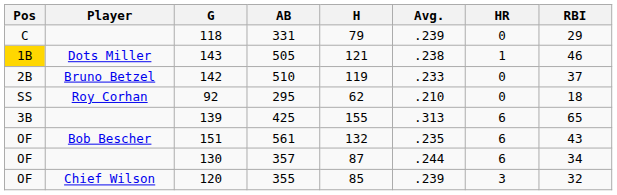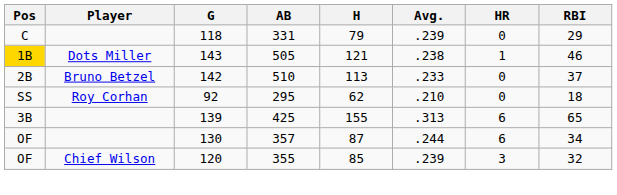(356, 76) 119 -> (356, 76) 113
- row: (211, 138)
